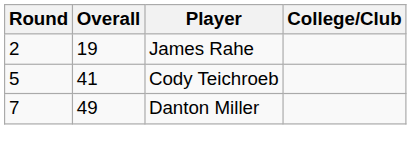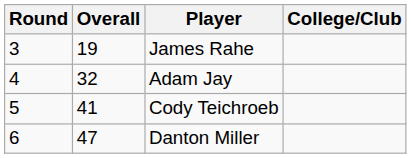(14, 49) 2 -> (14, 49) 3
+ row: (191, 78)
(14, 108) 7 -> (14, 138) 6
(87, 108) 49 -> (87, 138) 47
